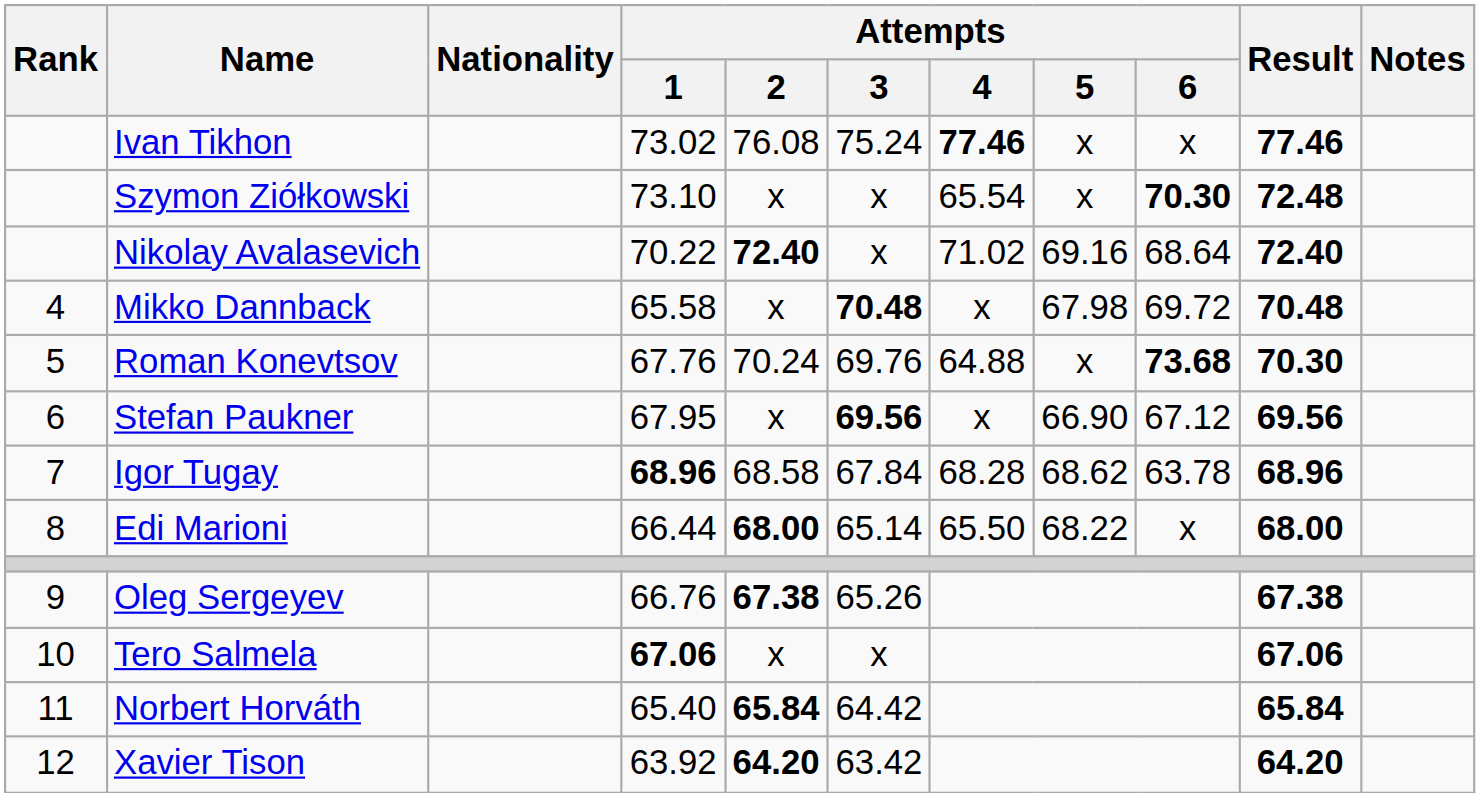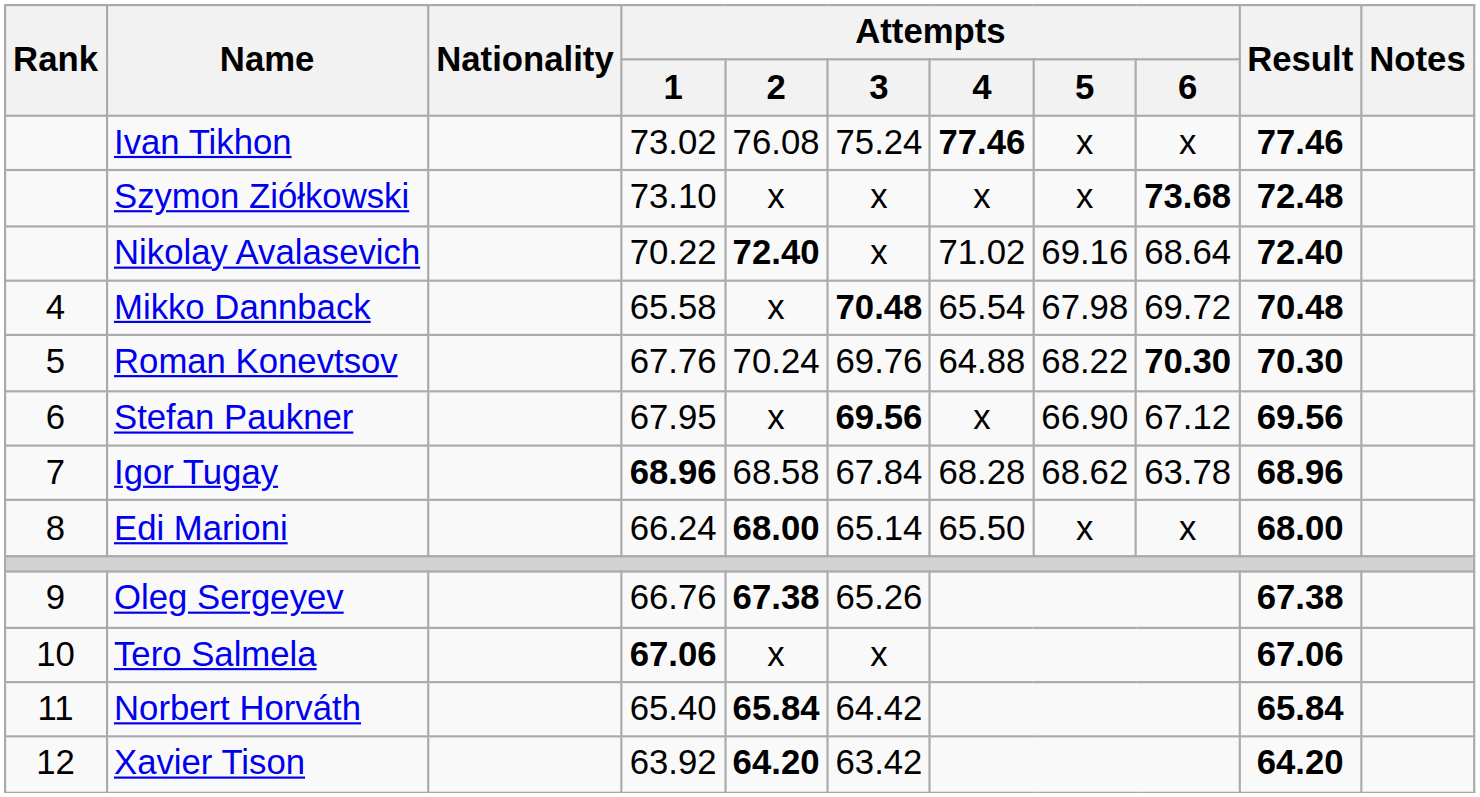(982, 197) 65.54 -> (982, 197) x
(1188, 197) 70.30 -> (1188, 197) 73.68
(982, 307) x -> (982, 307) 65.54
(1085, 362) x -> (1085, 362) 68.22
(1188, 362) 73.68 -> (1188, 362) 70.30
(673, 527) 66.44 -> (673, 527) 66.24
(1085, 527) 68.22 -> (1085, 527) x
